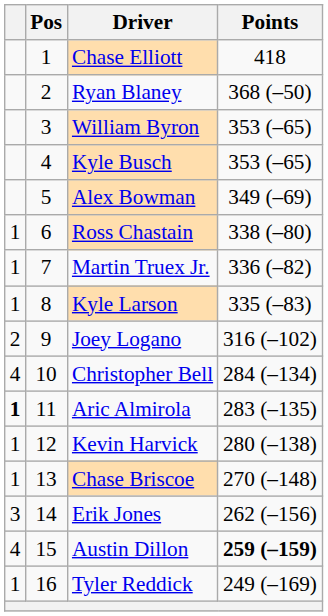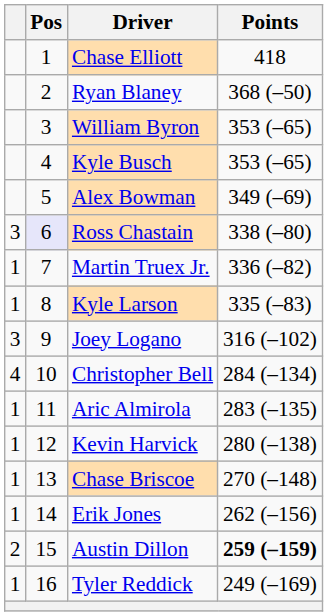(15, 232) 1 -> (15, 232) 3
(46, 232) no background -> (46, 232) lavender background
(15, 338) 2 -> (15, 338) 3
(15, 408) bold -> (15, 408) normal
(15, 513) 3 -> (15, 513) 1
(15, 548) 4 -> (15, 548) 2
